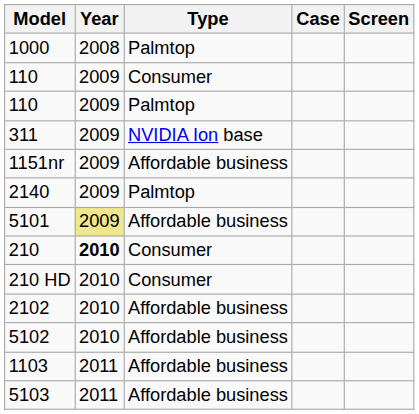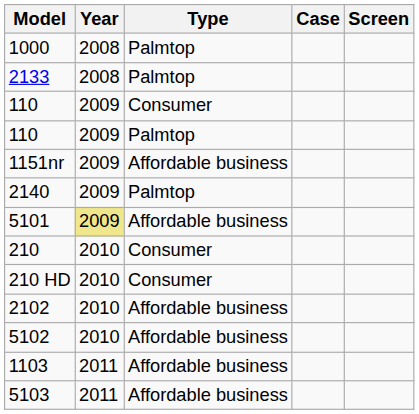+ row: (29, 76)
- row: (23, 134)
(99, 250) bold -> (99, 250) normal
